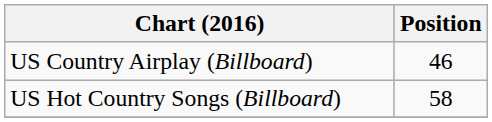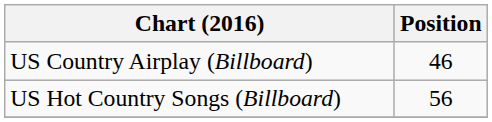(441, 98) 58 -> (441, 98) 56
